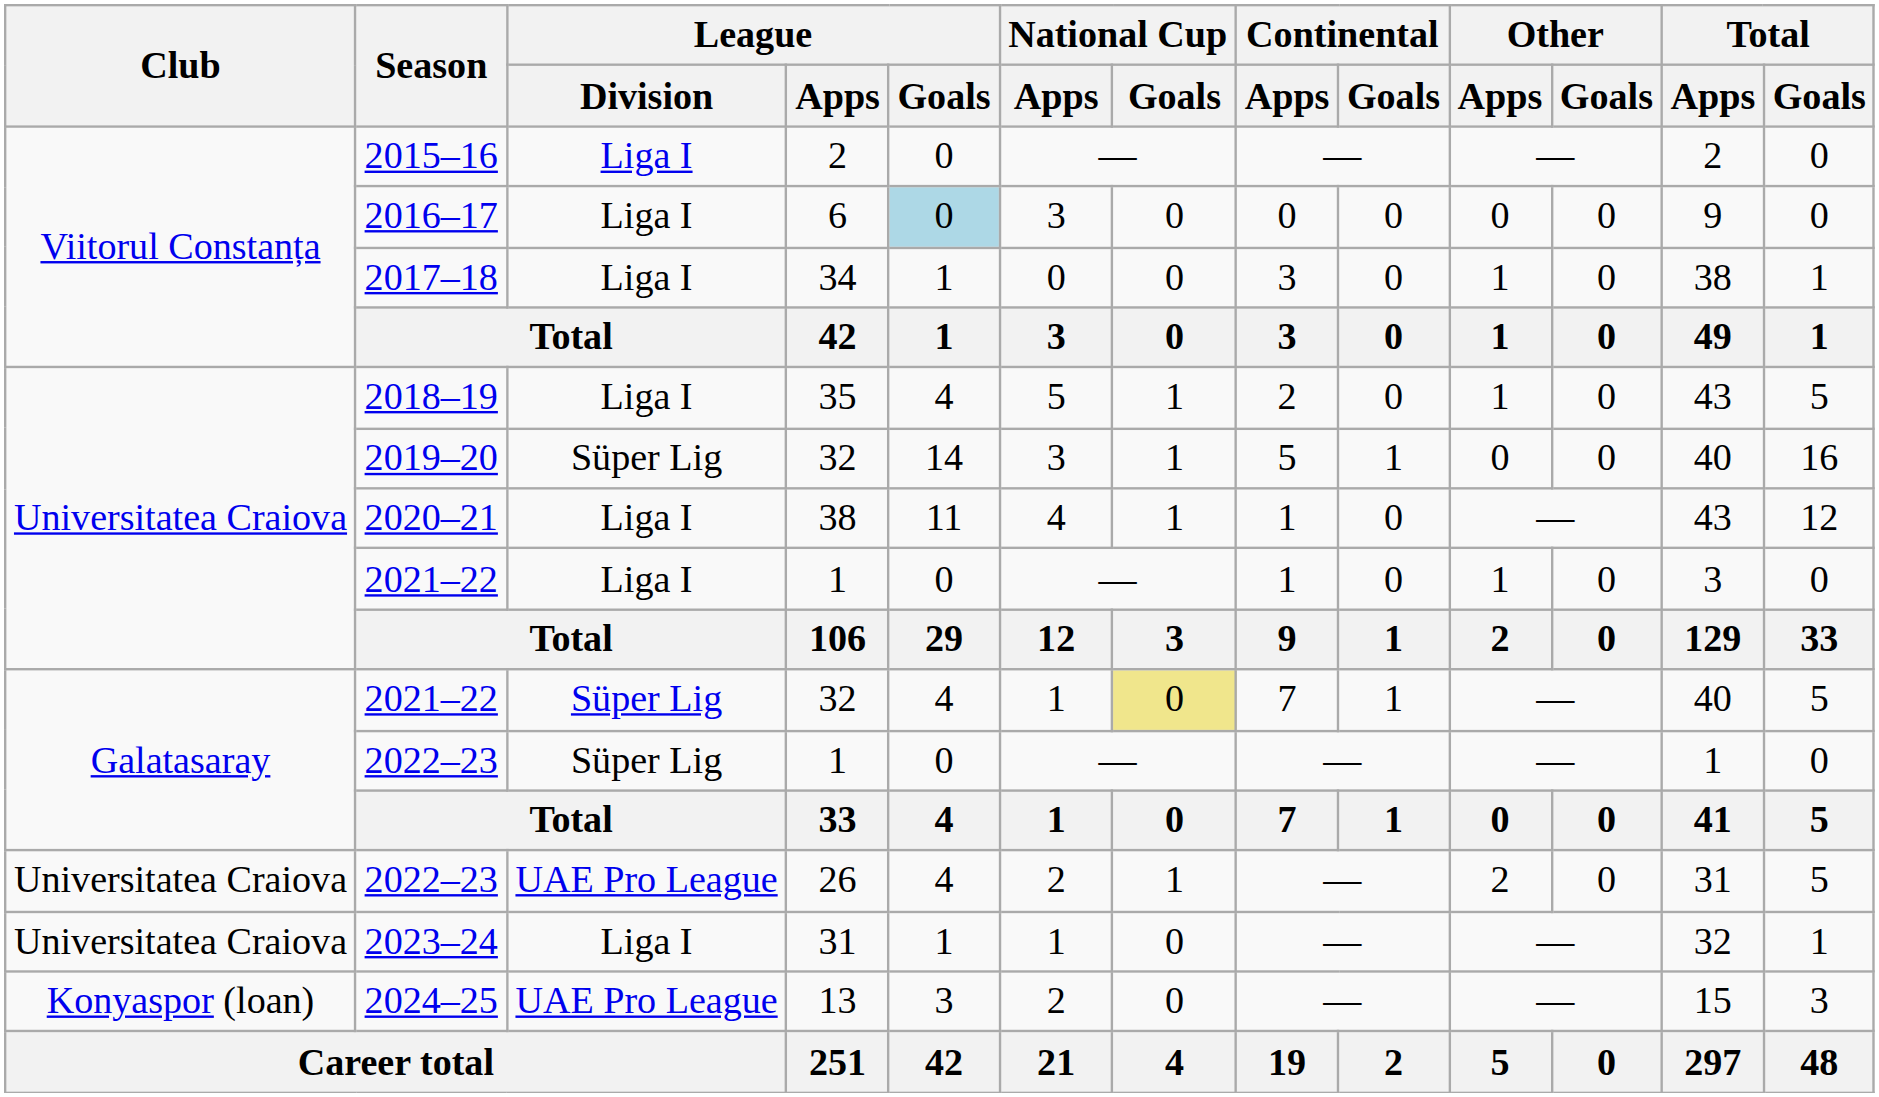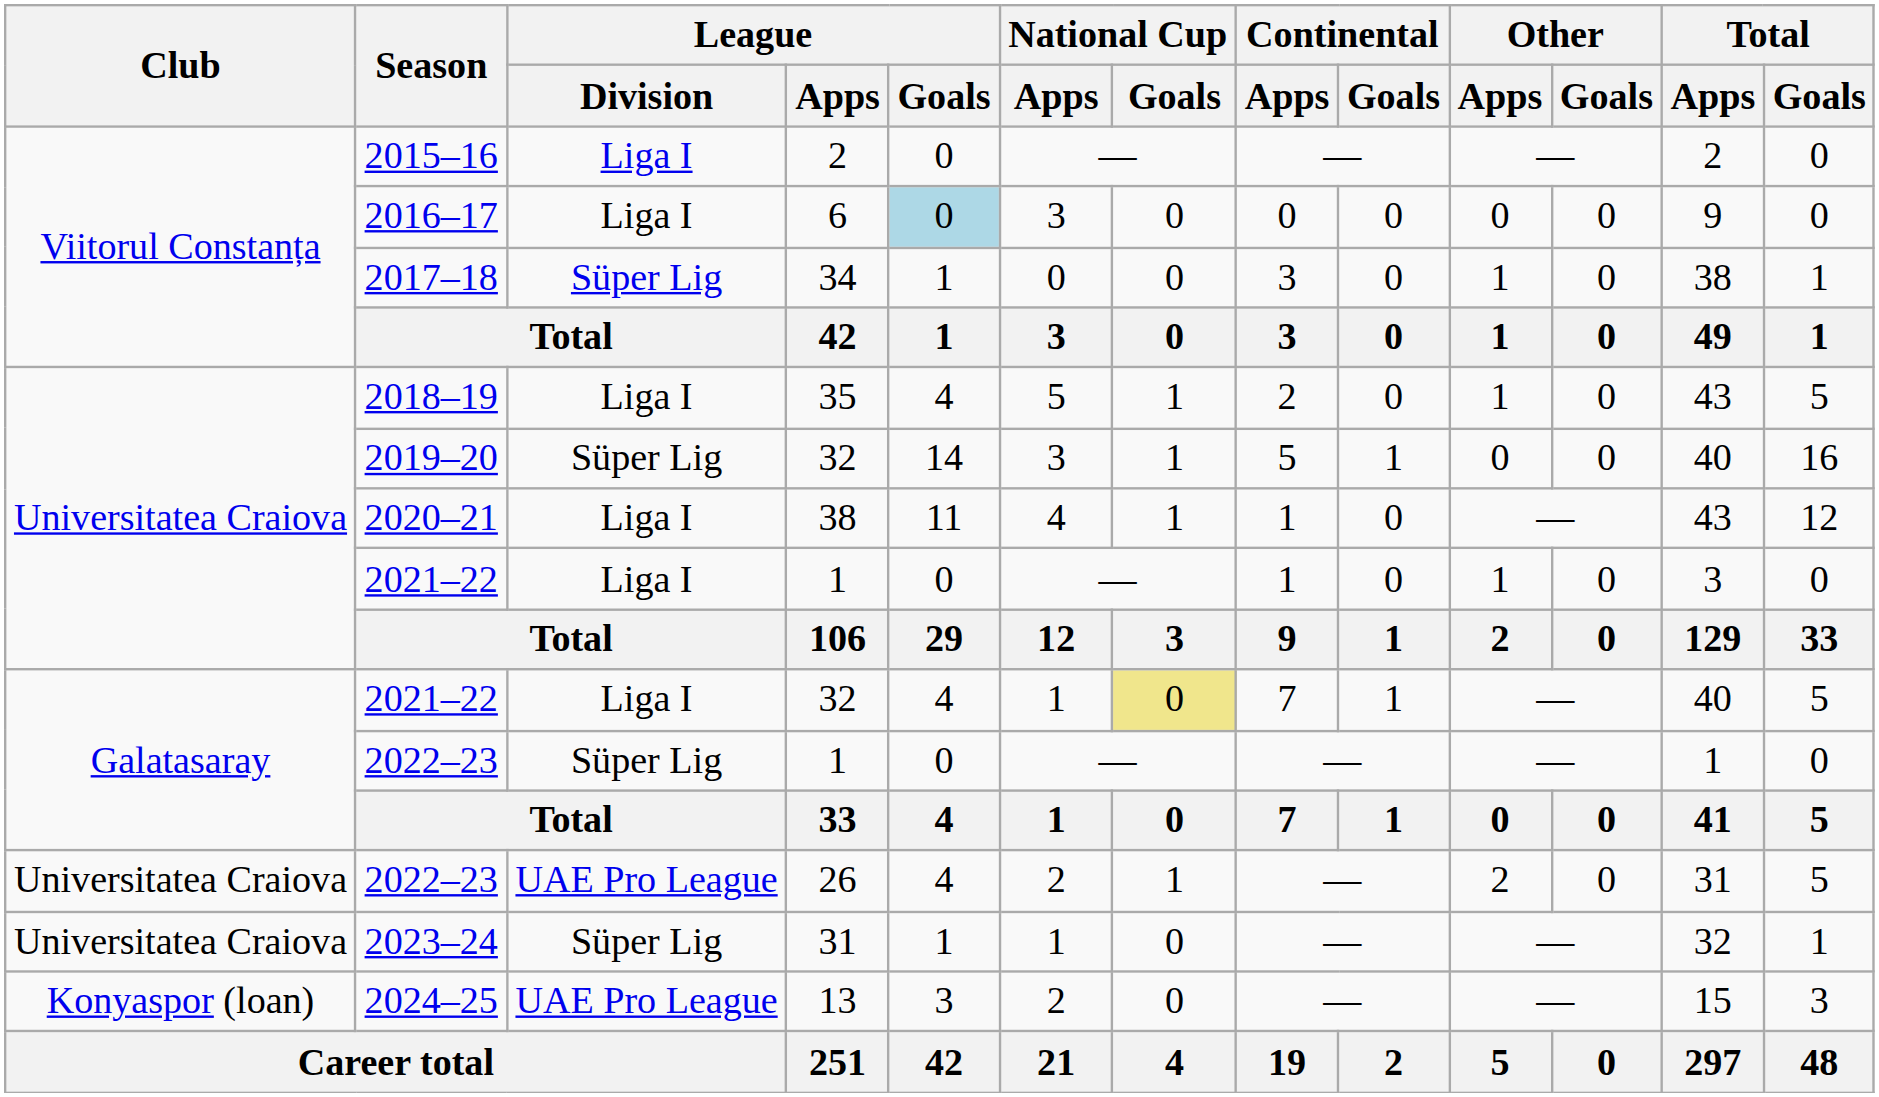(647, 276) Liga I -> (647, 276) Süper Lig
(647, 699) Süper Lig -> (647, 699) Liga I
(647, 940) Liga I -> (647, 940) Süper Lig
